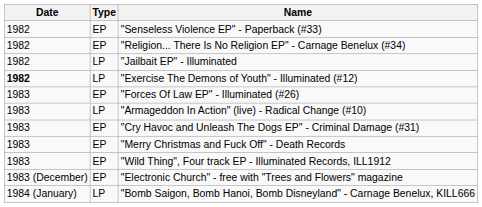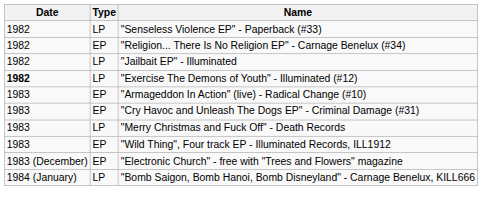(99, 29) EP -> (99, 29) LP
- row: (210, 95)
(99, 111) LP -> (99, 95) EP
(99, 144) EP -> (99, 128) LP
